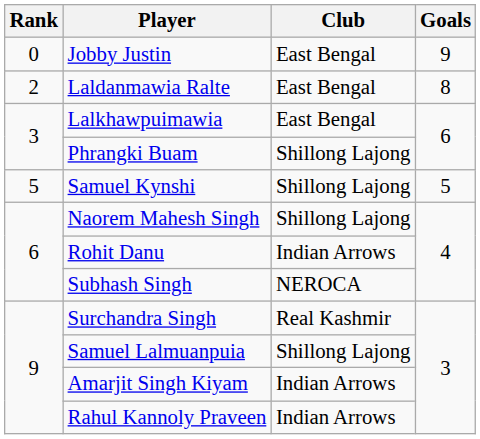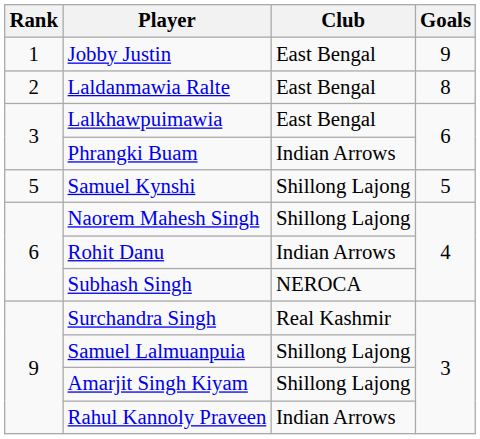(34, 53) 0 -> (34, 53) 1
(343, 152) Shillong Lajong -> (336, 152) Indian Arrows
(336, 383) Indian Arrows -> (343, 383) Shillong Lajong
